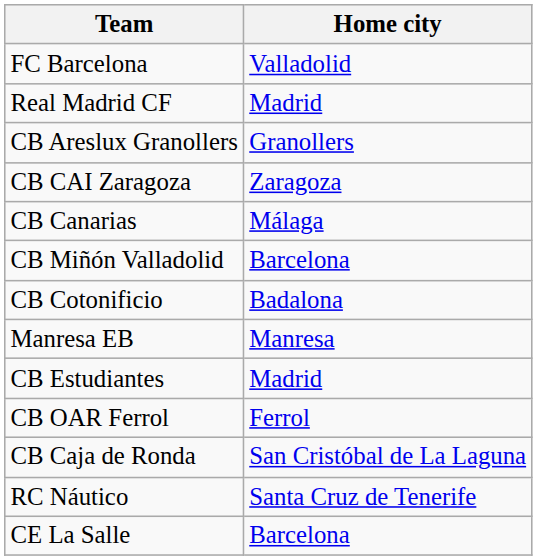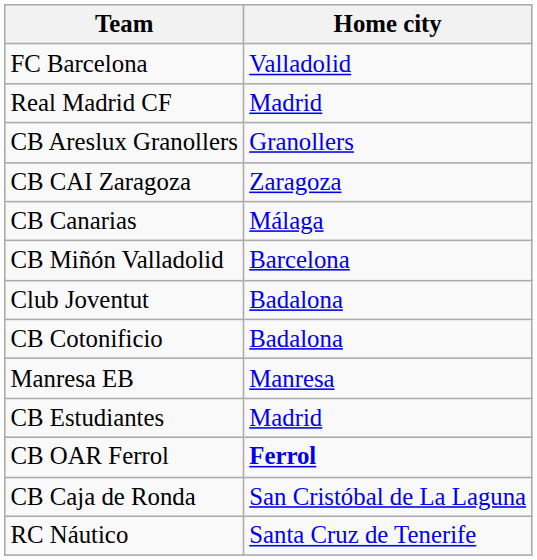+ row: (80, 299)
(280, 417) normal -> (283, 456) bold
- row: (70, 535)
